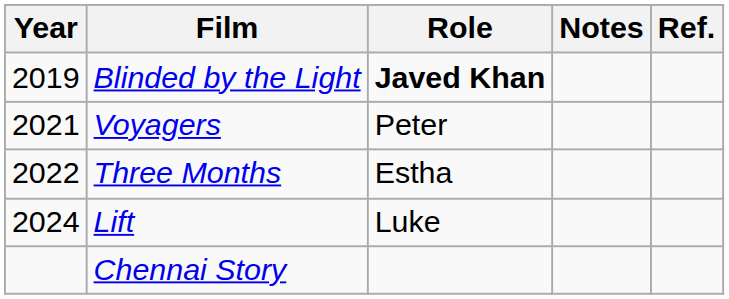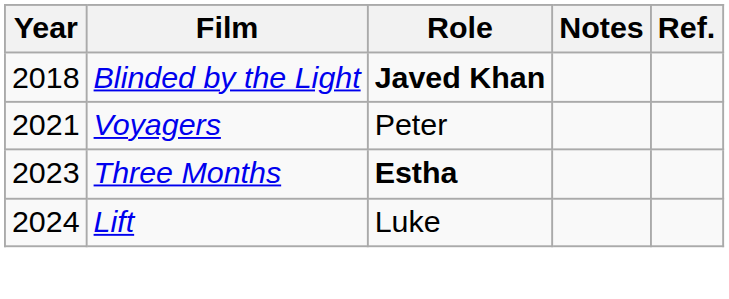(46, 76) 2019 -> (46, 76) 2018
(46, 173) 2022 -> (46, 173) 2023
(414, 173) normal -> (416, 173) bold
- row: (190, 269)
